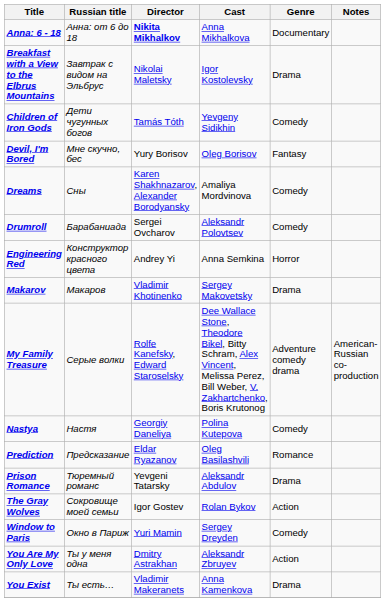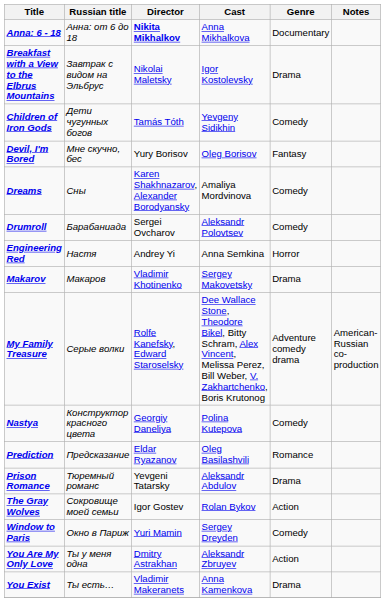(97, 259) Конструктор красного цвета -> (81, 253) Настя
(81, 428) Настя -> (97, 423) Конструктор красного цвета
